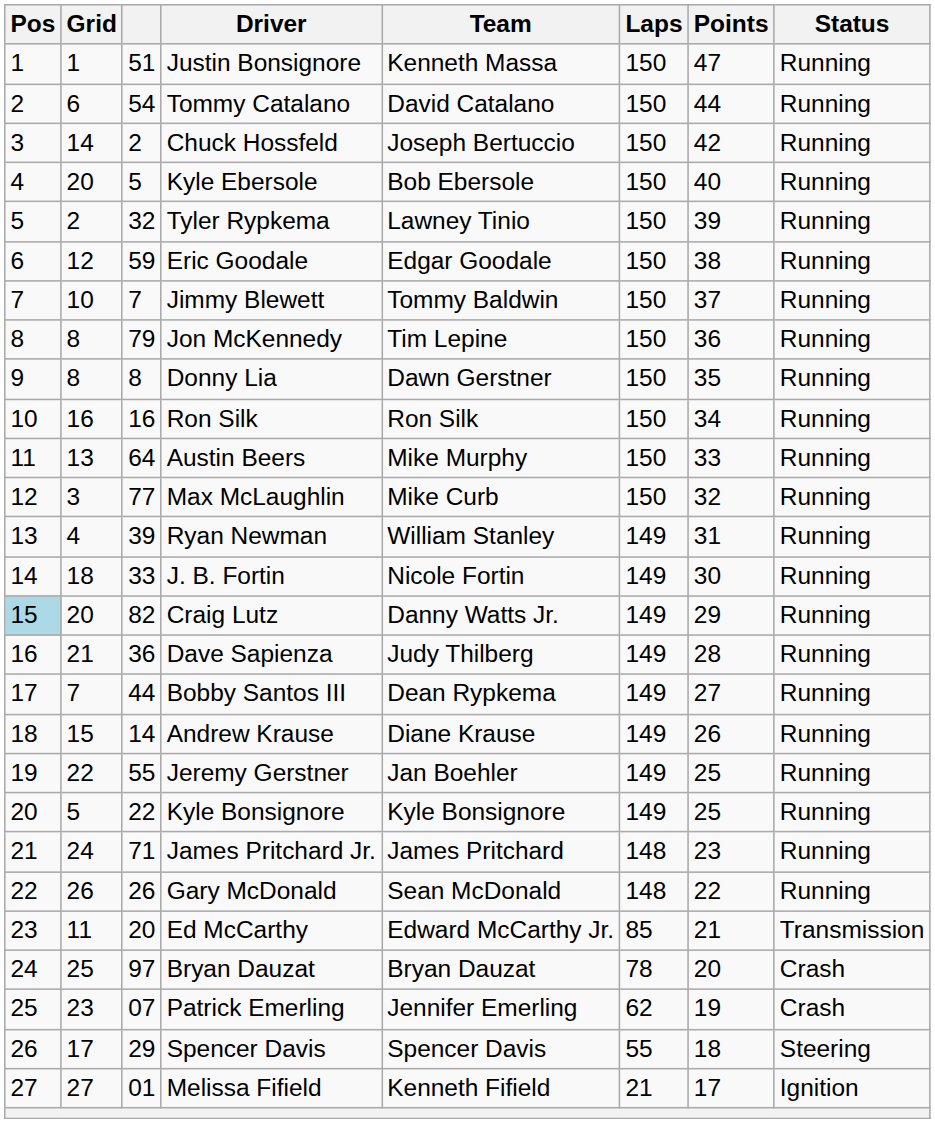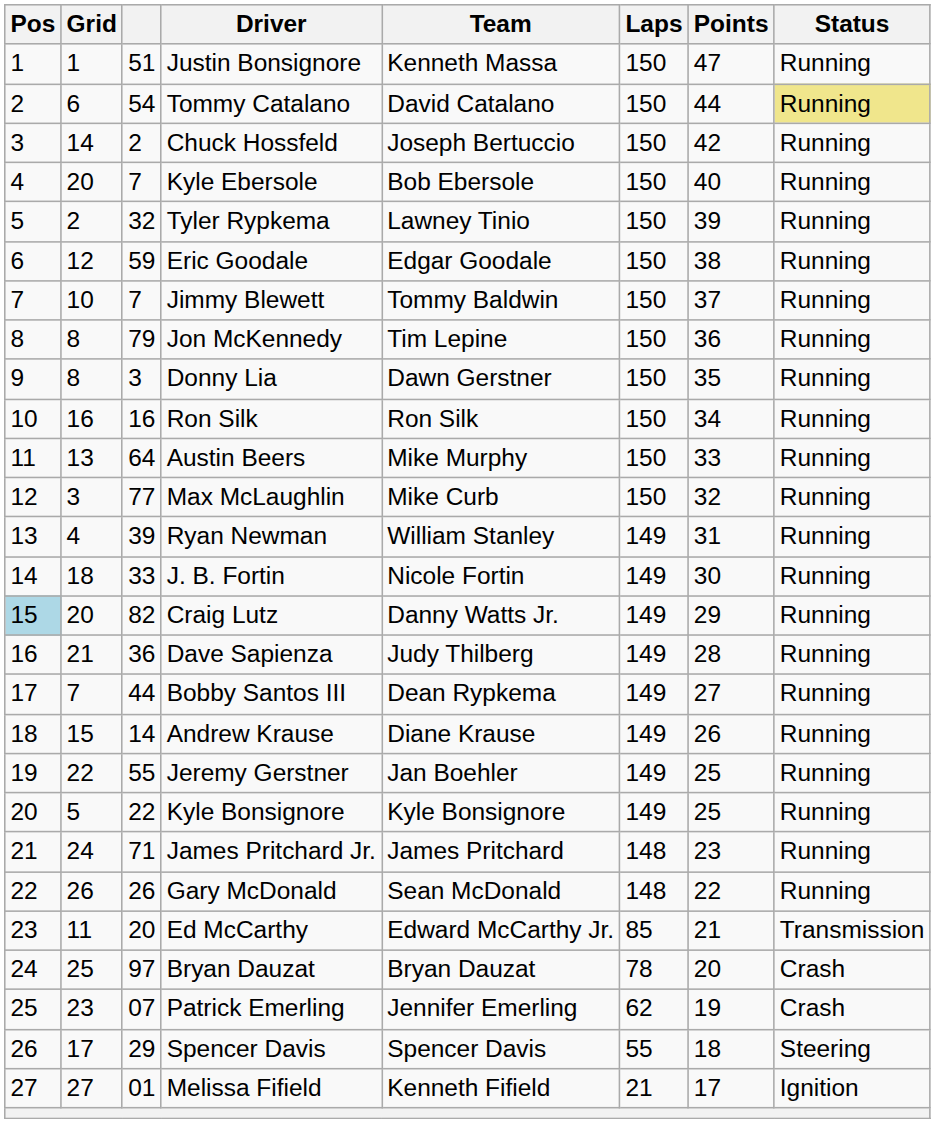(825, 102) no background -> (825, 102) khaki background
(135, 181) 5 -> (135, 181) 7
(135, 378) 8 -> (135, 378) 3
